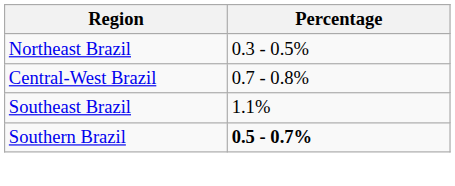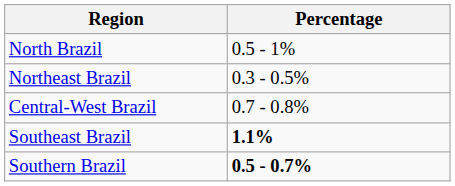+ row: (56, 48)
(251, 107) normal -> (253, 136) bold
